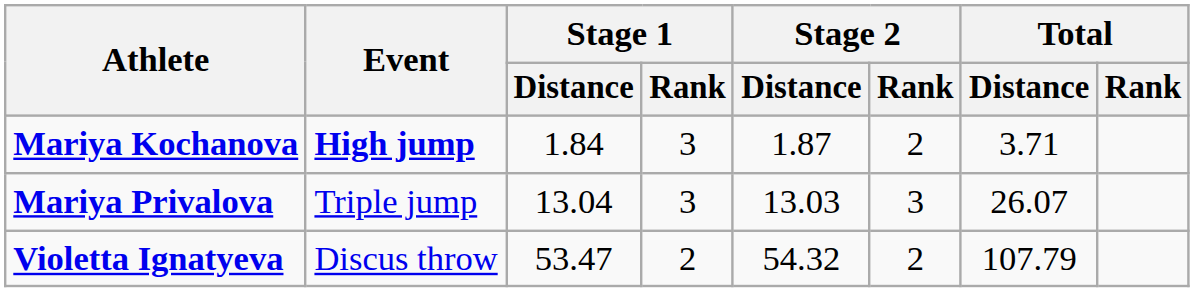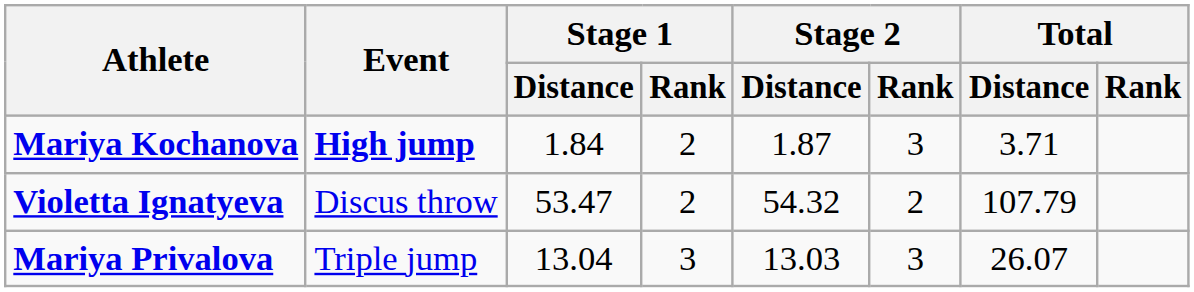(688, 144) 3 -> (688, 144) 2
(915, 144) 2 -> (915, 144) 3
rows swapped: (143, 201) <-> (148, 258)
